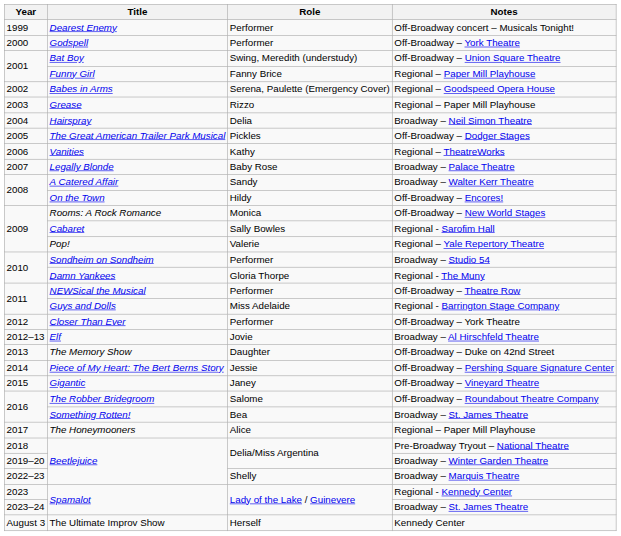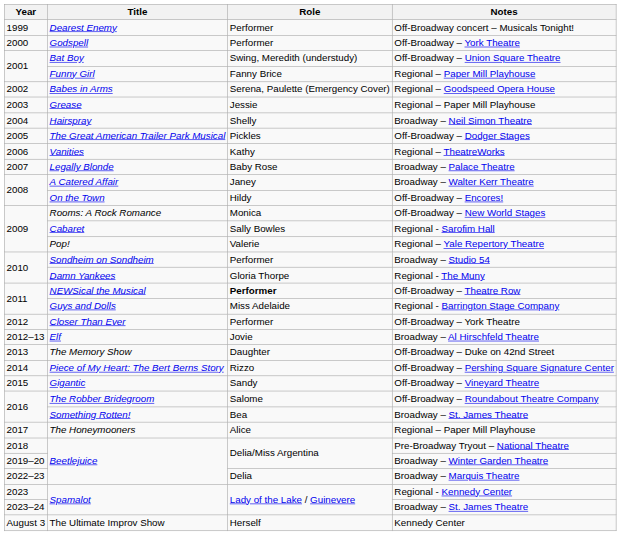(242, 105) Rizzo -> (244, 105) Jessie
(241, 120) Delia -> (243, 120) Shelly
(244, 182) Sandy -> (243, 182) Janey
(251, 290) normal -> (253, 290) bold
(244, 368) Jessie -> (242, 368) Rizzo
(243, 383) Janey -> (244, 383) Sandy
(243, 476) Shelly -> (241, 476) Delia
